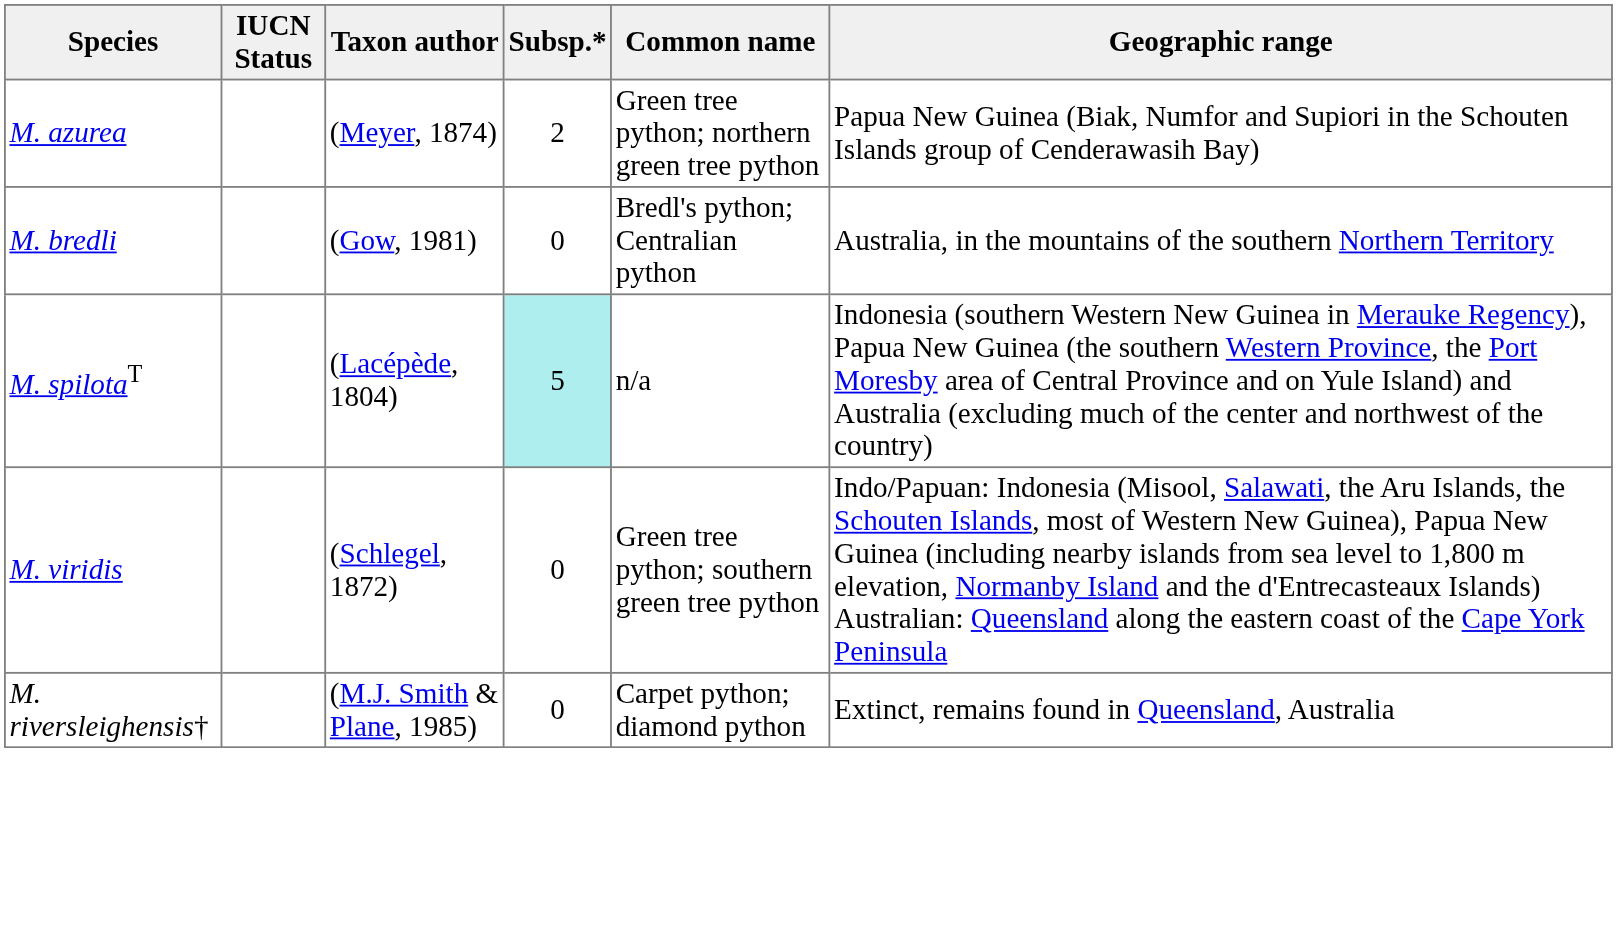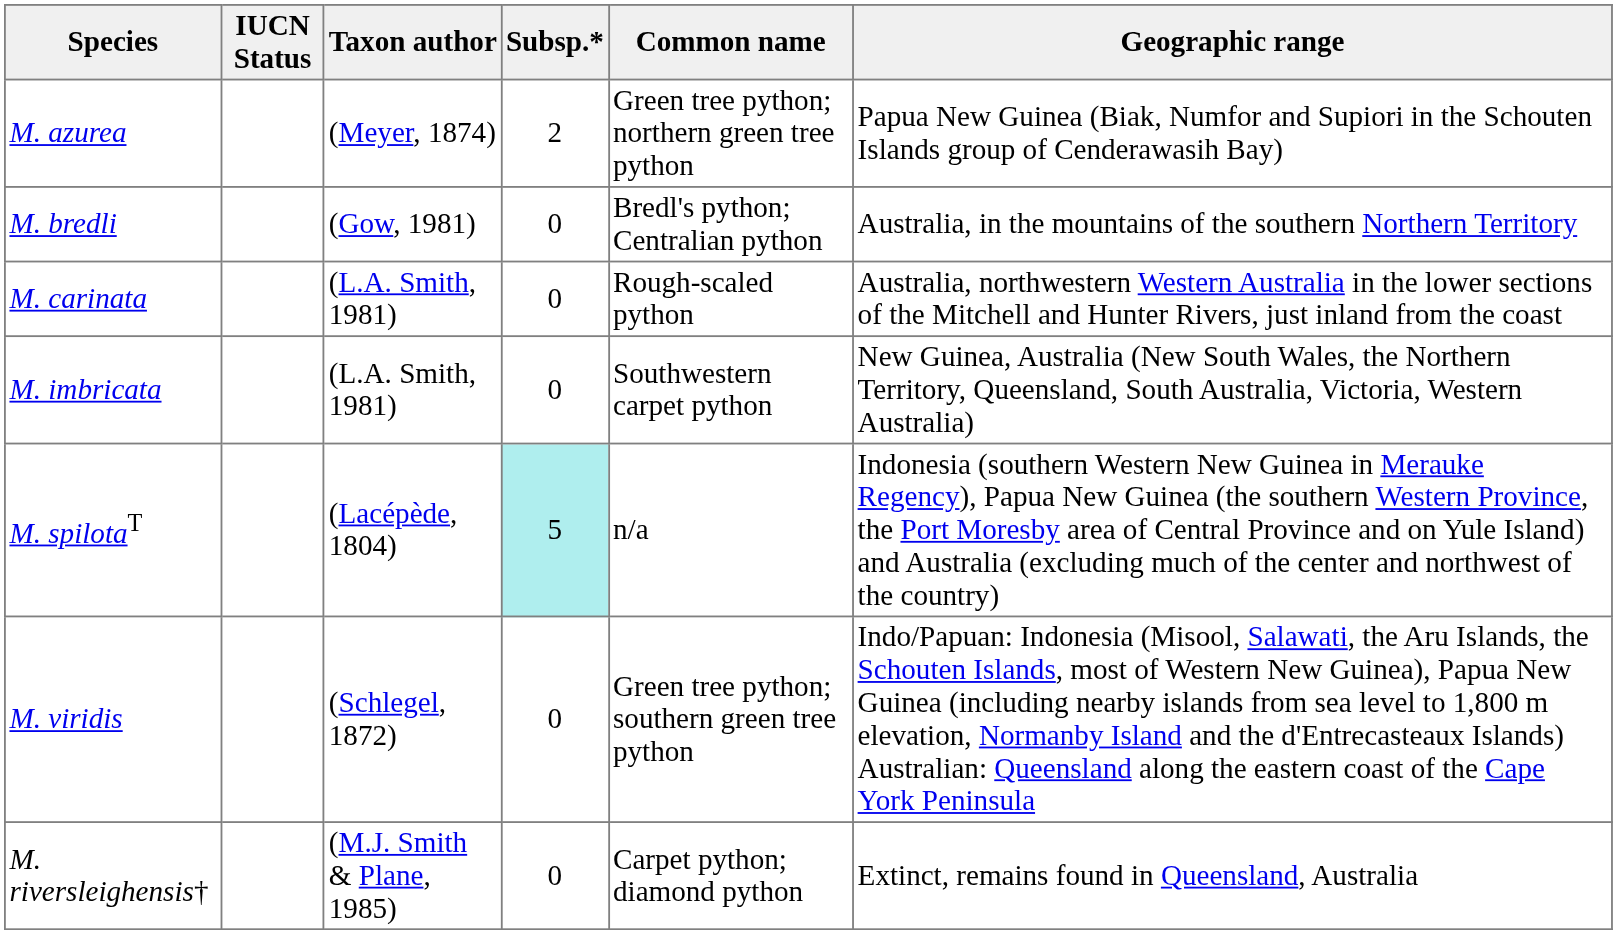+ row: (78, 298)
+ row: (85, 389)
